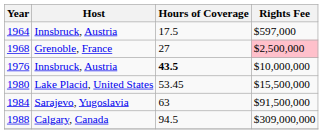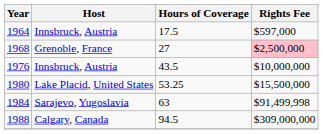(168, 66) bold -> (168, 66) normal
(171, 84) 53.45 -> (171, 84) 53.25
(282, 102) $91,500,000 -> (282, 102) $91,499,998
